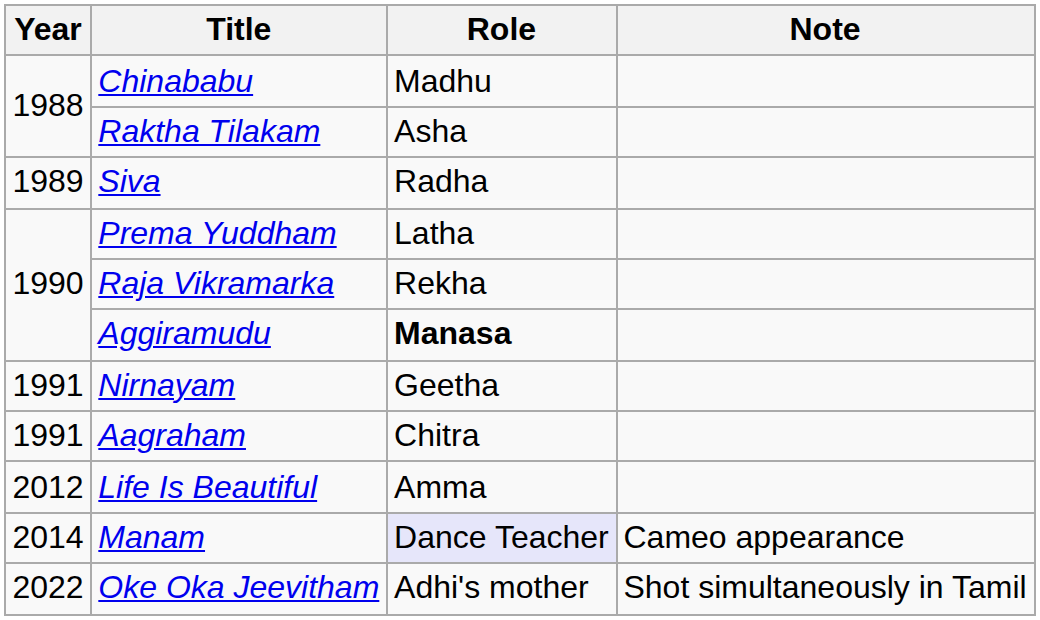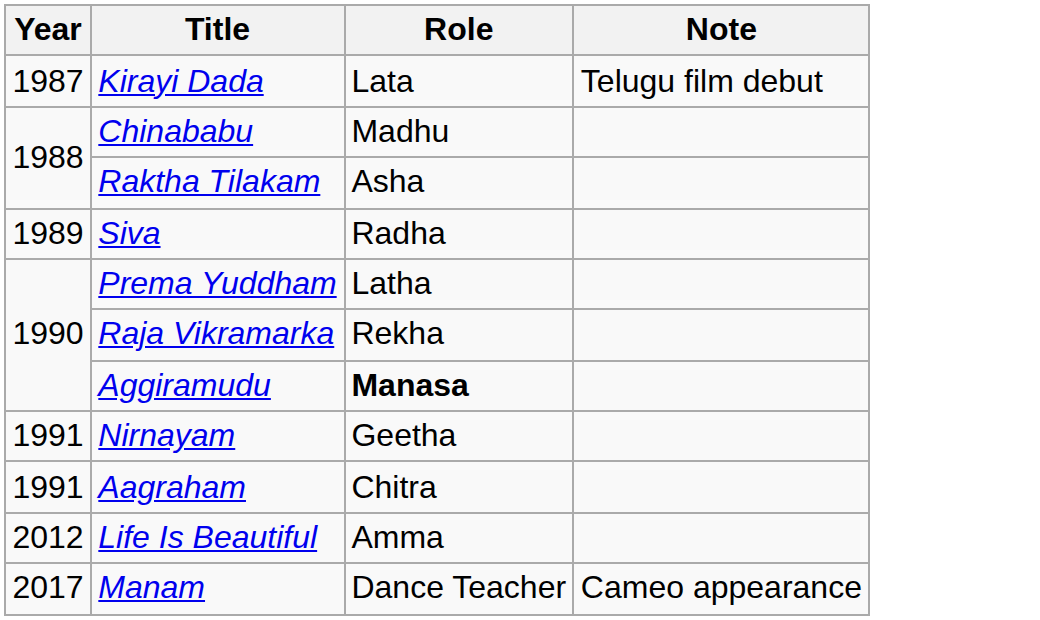+ row: (181, 80)
(48, 537) 2014 -> (48, 588) 2017
(501, 537) lavender background -> (459, 588) no background
- row: (239, 588)
